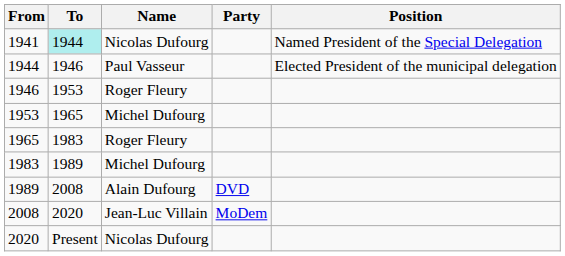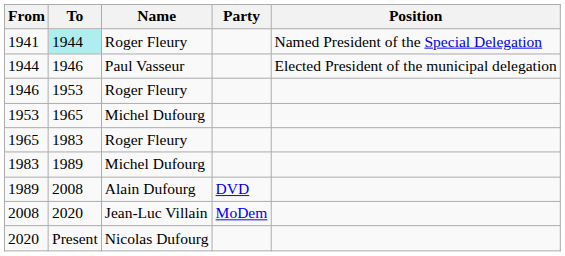(157, 41) Nicolas Dufourg -> (146, 41) Roger Fleury
